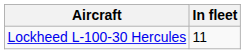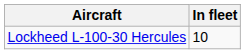(200, 37) 11 -> (200, 37) 10
